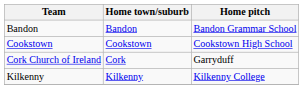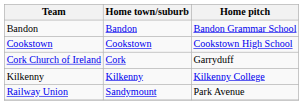+ row: (37, 92)
